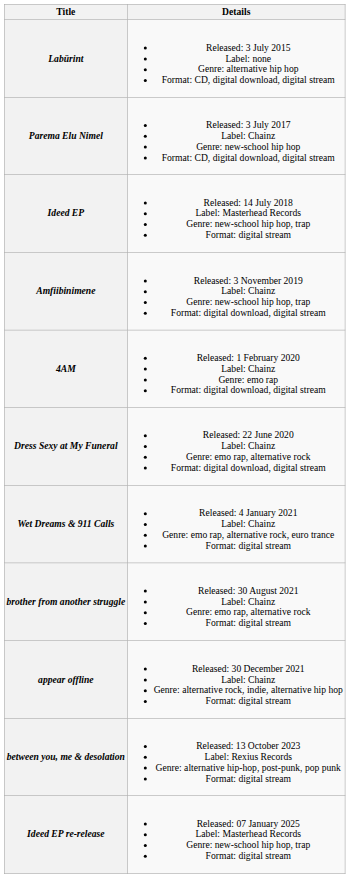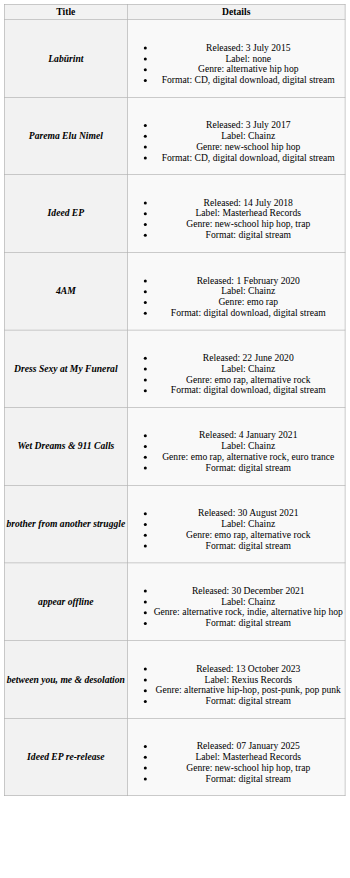- row: (66, 291)
